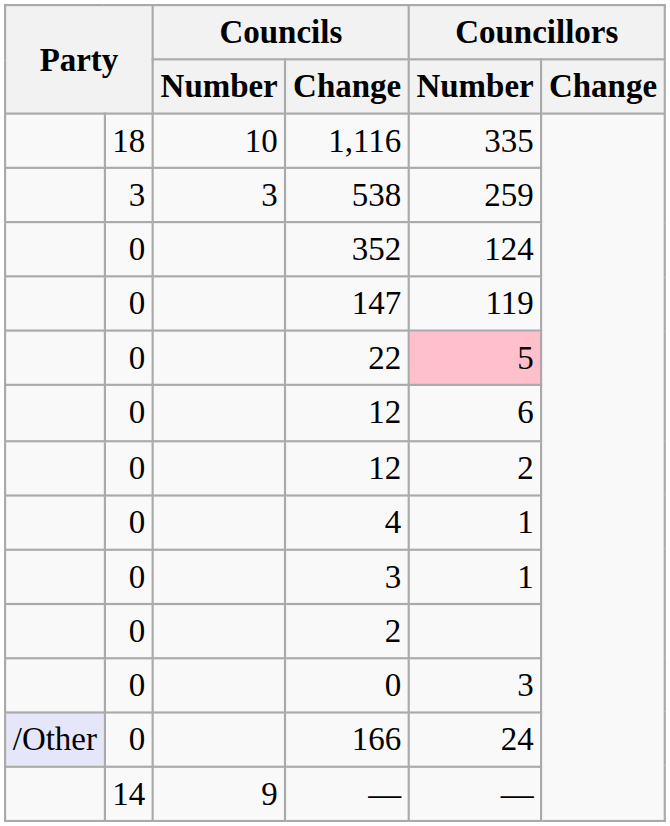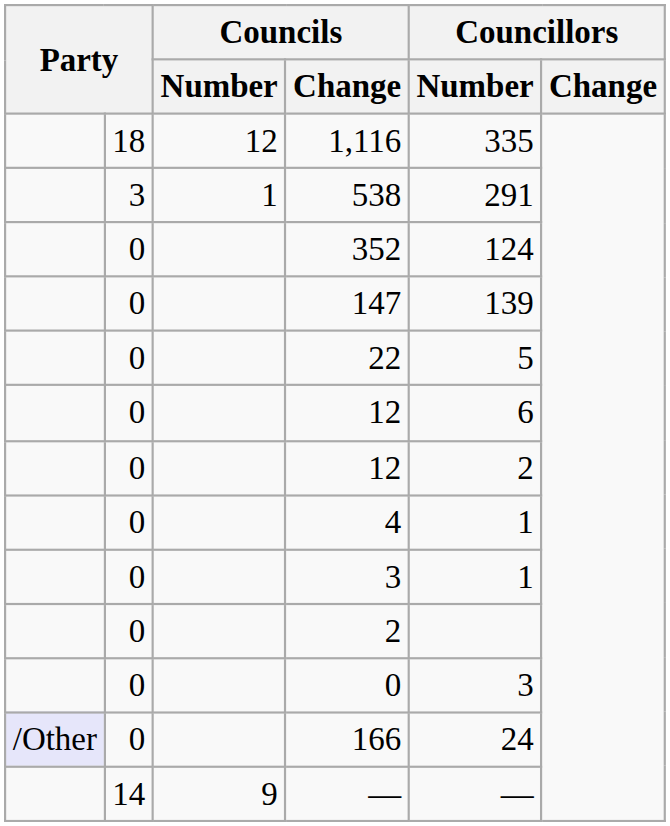(261, 140) 10 -> (261, 140) 12
(270, 195) 3 -> (270, 195) 1
(509, 195) 259 -> (509, 195) 291
(510, 303) 119 -> (509, 303) 139
(525, 358) pink background -> (525, 358) no background
